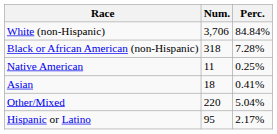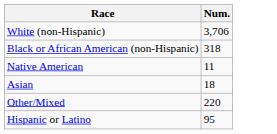- column: (253, 13)
